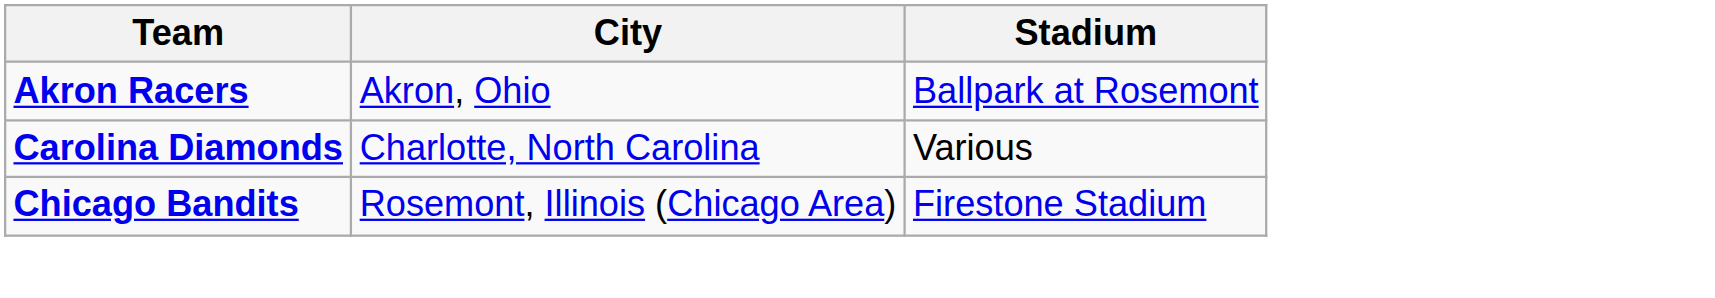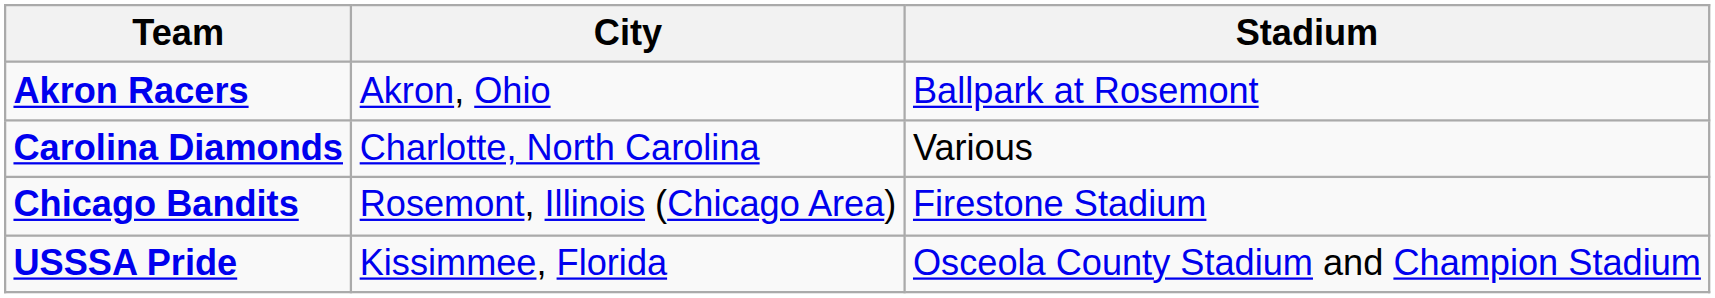+ row: (125, 262)
